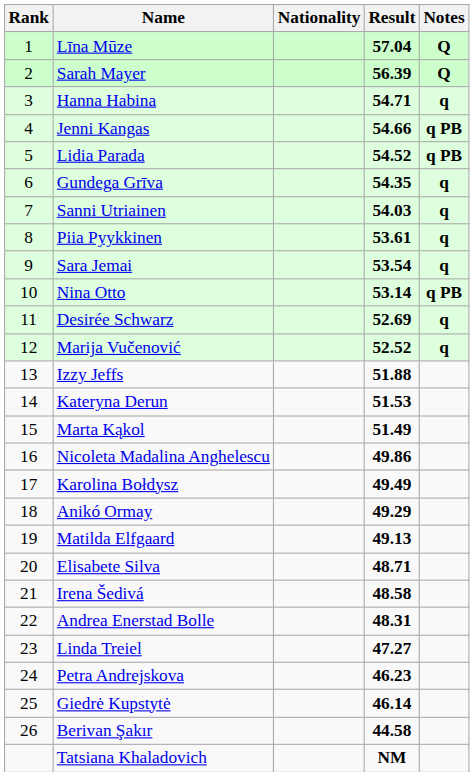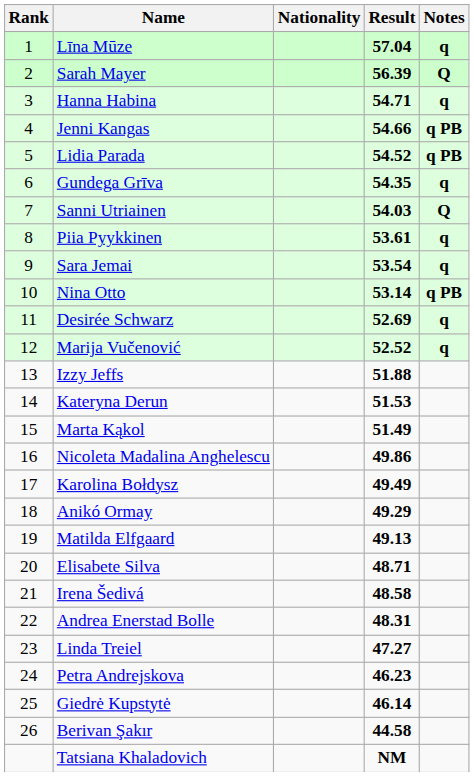(444, 45) Q -> (444, 45) q
(444, 210) q -> (444, 210) Q
